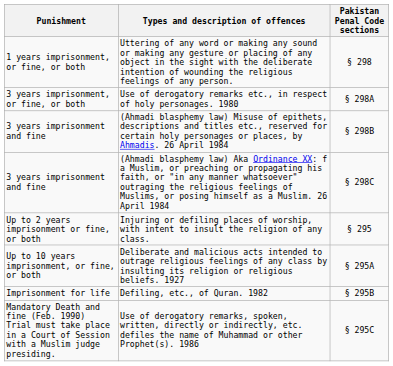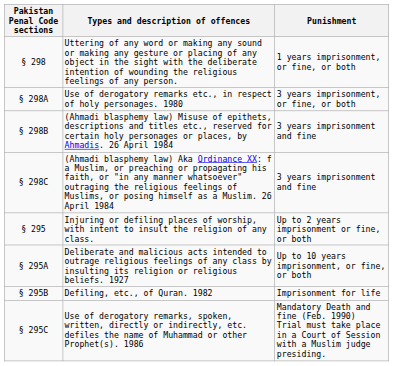columns swapped: (359, 20) <-> (61, 20)
